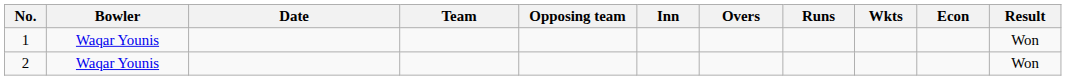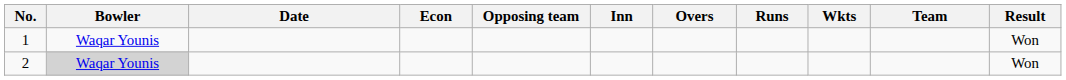columns swapped: (459, 16) <-> (953, 16)
(118, 63) no background -> (118, 63) lightgrey background
